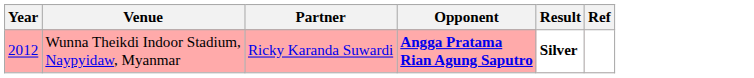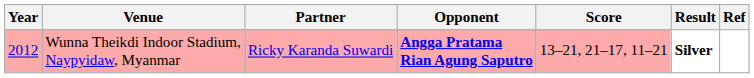+ column: (604, 17)
